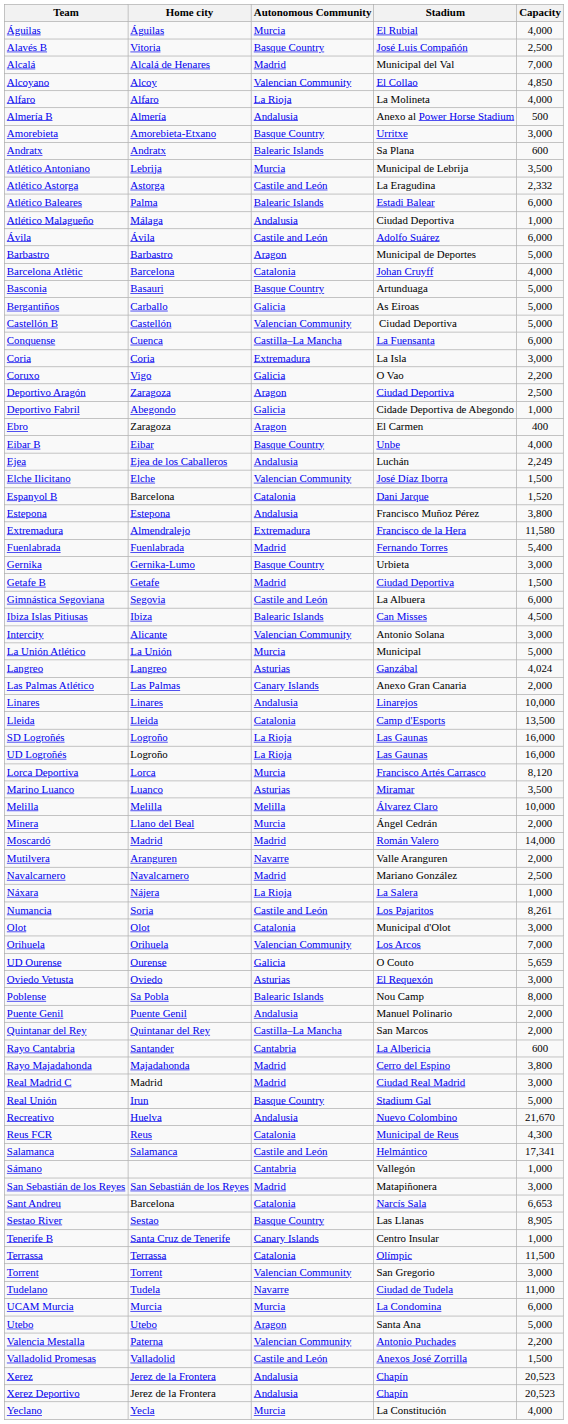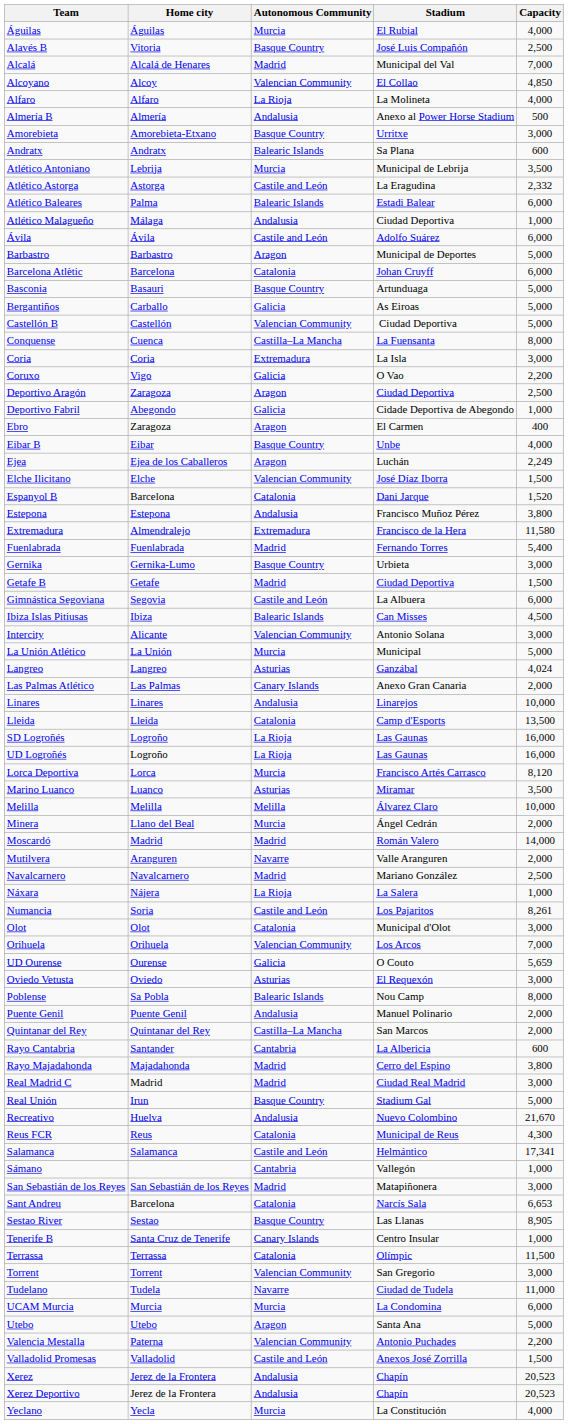(540, 271) 4,000 -> (540, 271) 6,000
(540, 340) 6,000 -> (540, 340) 8,000
(276, 461) Andalusia -> (270, 461) Aragon
